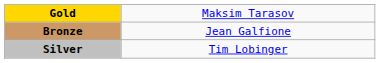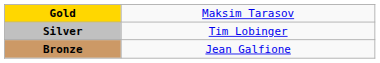rows swapped: (63, 49) <-> (63, 31)
